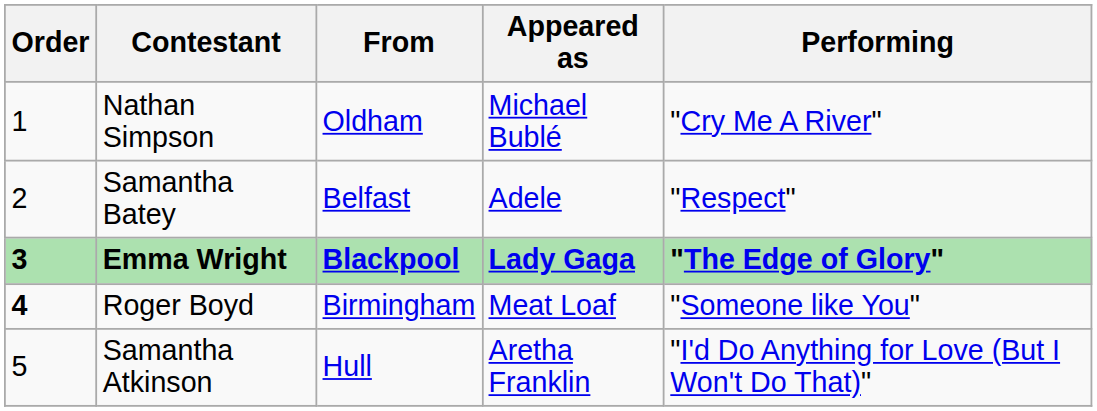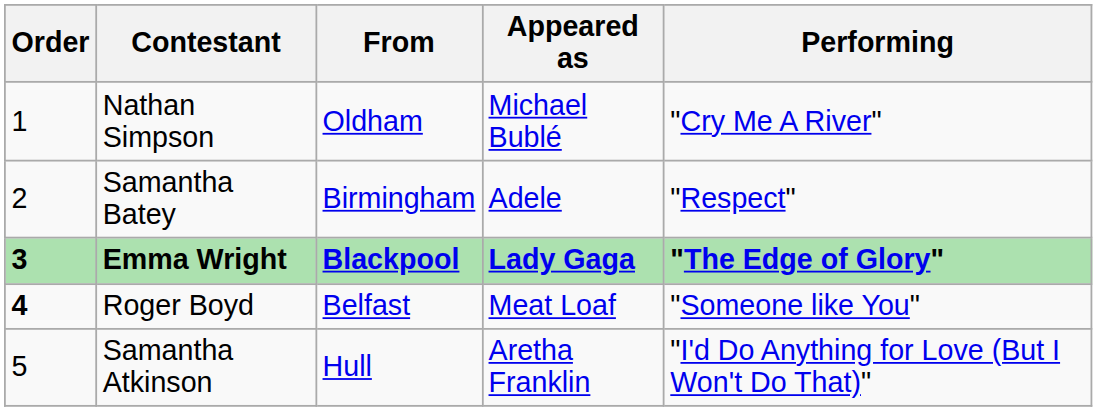(366, 198) Belfast -> (399, 198) Birmingham
(399, 305) Birmingham -> (366, 305) Belfast
